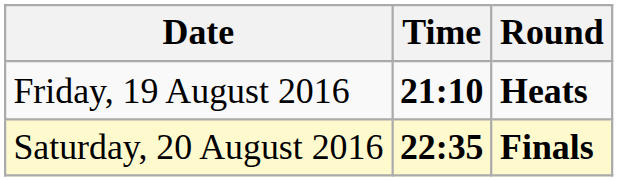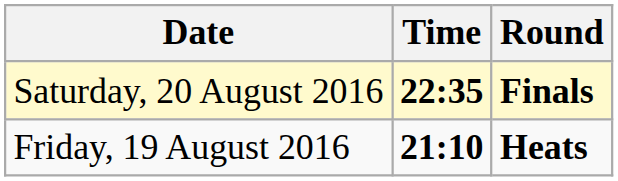rows swapped: (181, 89) <-> (198, 146)
